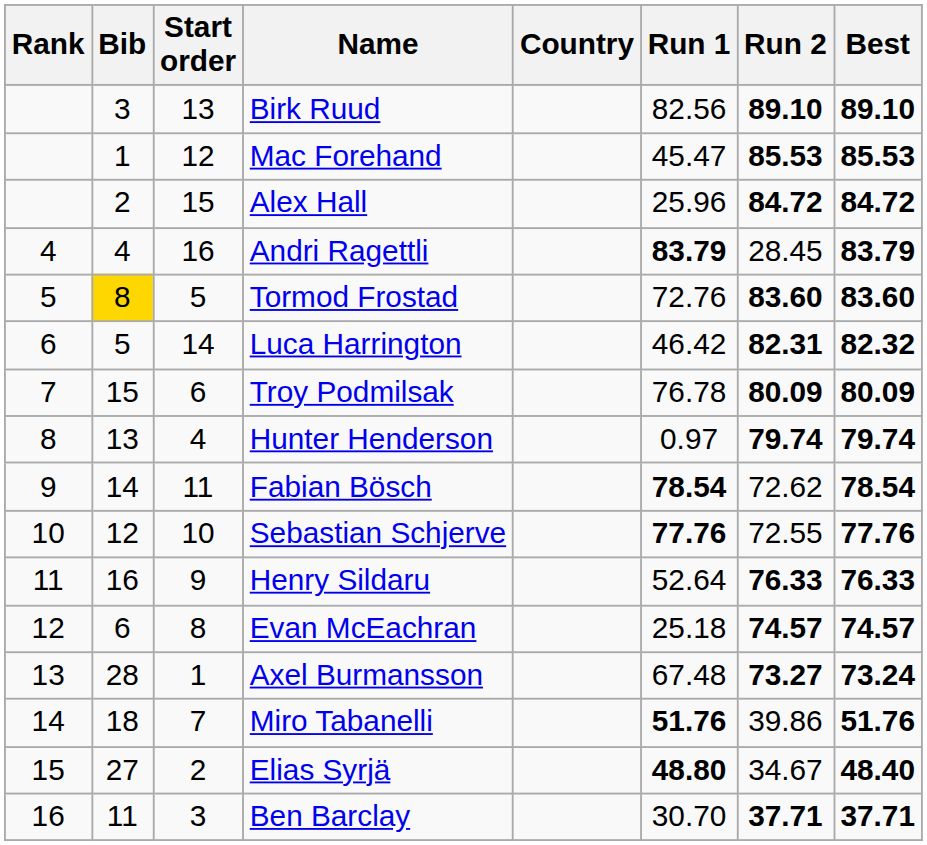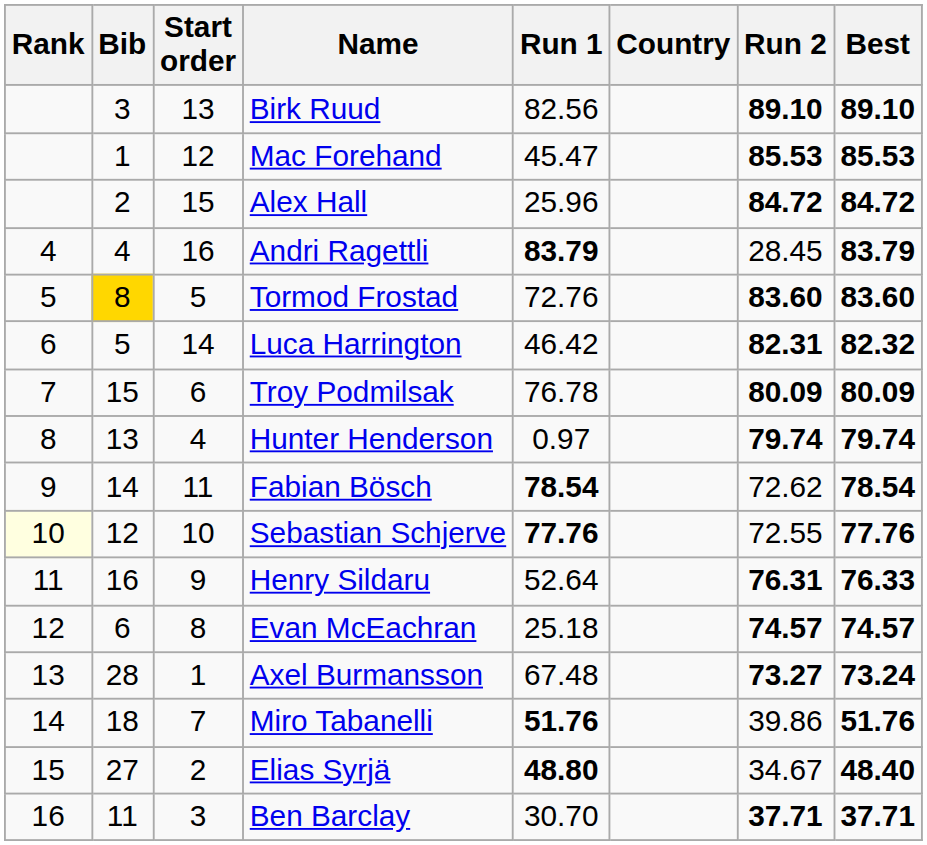columns swapped: (577, 44) <-> (689, 44)
(48, 533) no background -> (48, 533) lightyellow background
(785, 580) 76.33 -> (785, 580) 76.31
